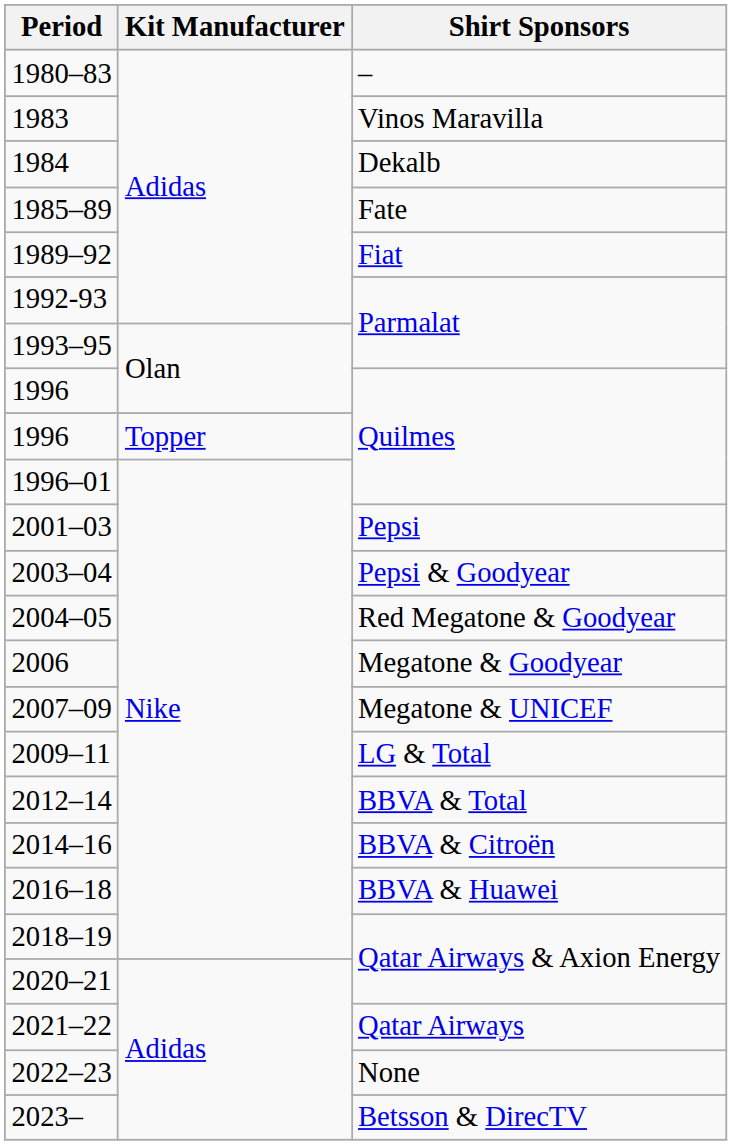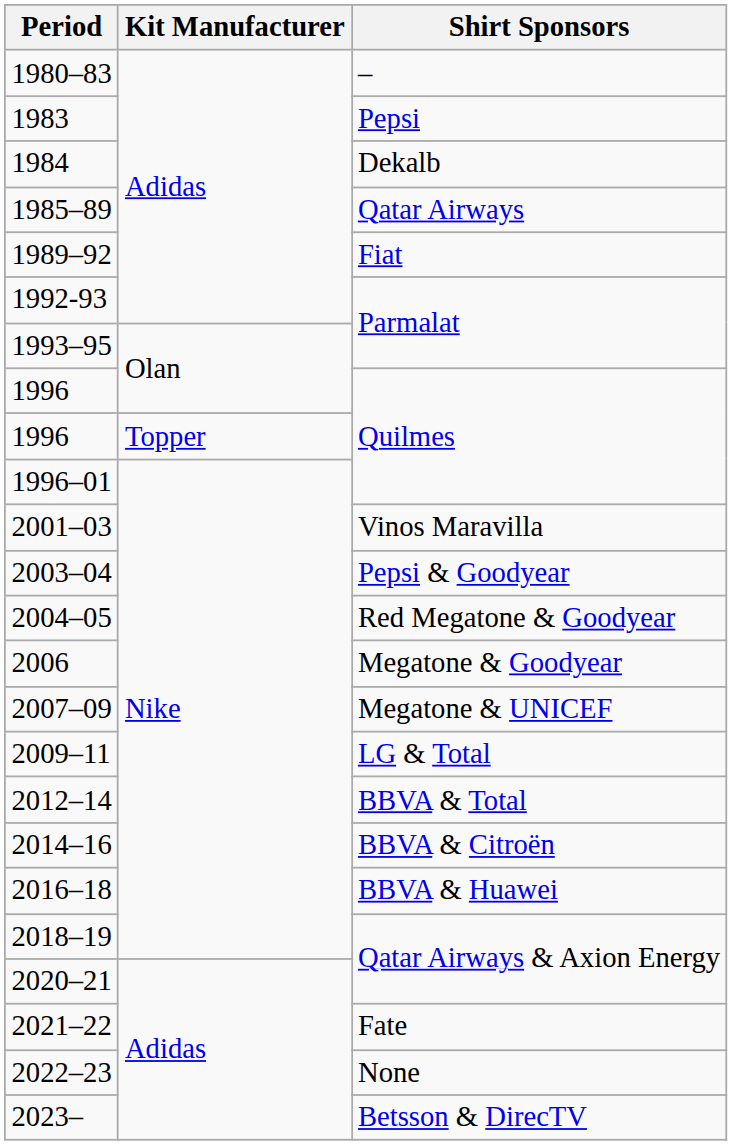(451, 118) Vinos Maravilla -> (389, 118) Pepsi
(383, 208) Fate -> (441, 208) Qatar Airways
(389, 526) Pepsi -> (451, 526) Vinos Maravilla
(441, 1026) Qatar Airways -> (383, 1026) Fate
